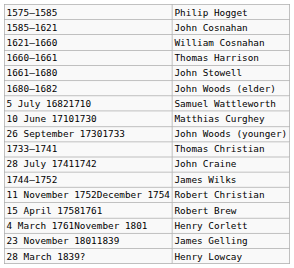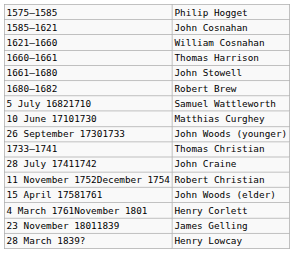(225, 88) John Woods (elder) -> (205, 88) Robert Brew
- row: (32, 180)
(205, 210) Robert Brew -> (225, 195) John Woods (elder)
